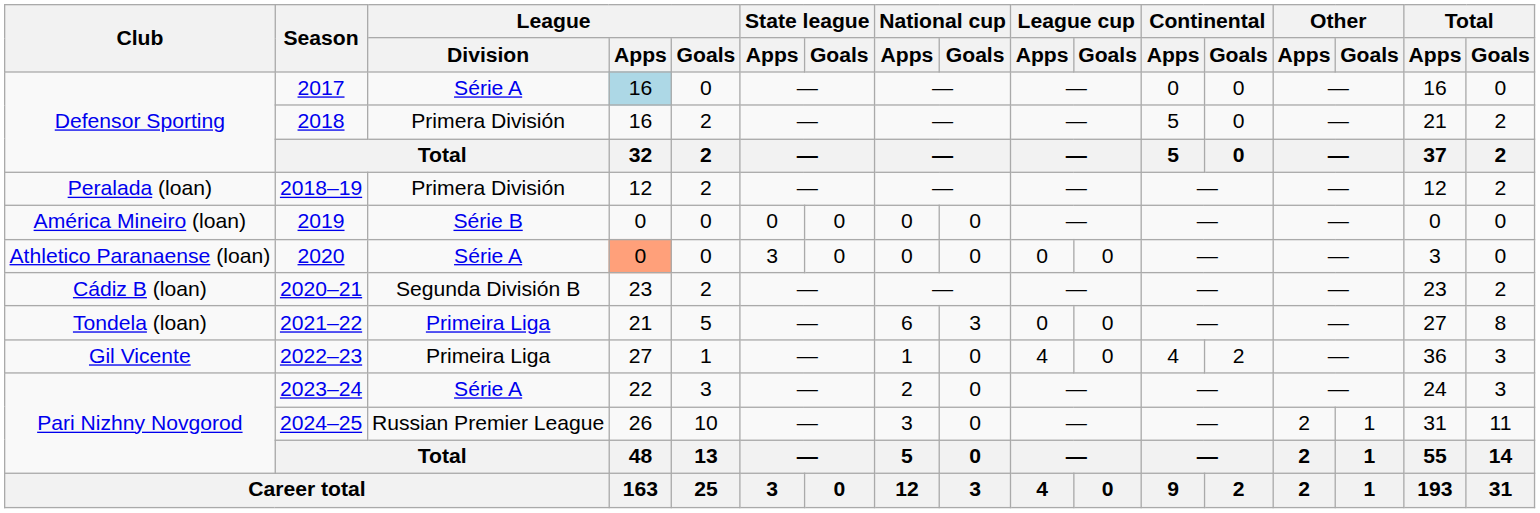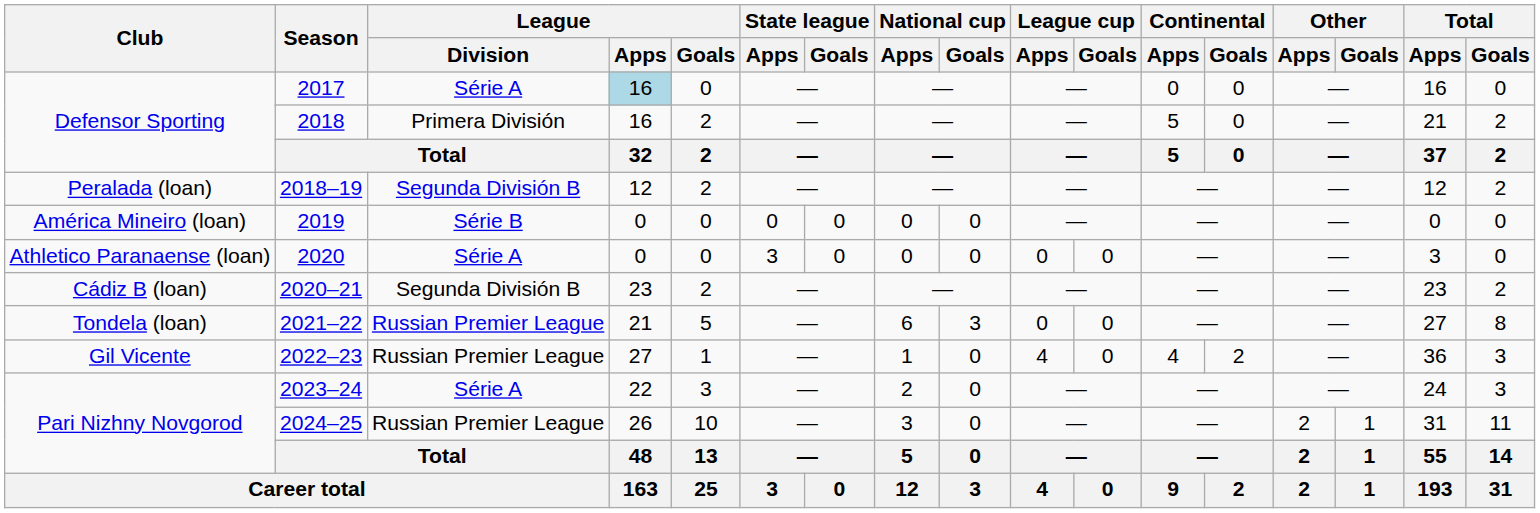(488, 188) Primera División -> (488, 188) Segunda División B
(640, 255) lightsalmon background -> (640, 255) no background
(488, 322) Primeira Liga -> (488, 322) Russian Premier League
(488, 356) Primeira Liga -> (488, 356) Russian Premier League
